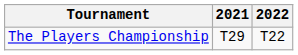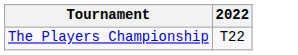- column: (232, 16)
